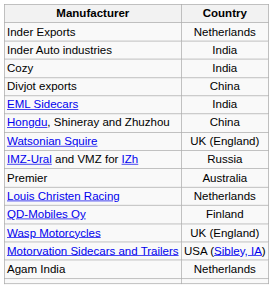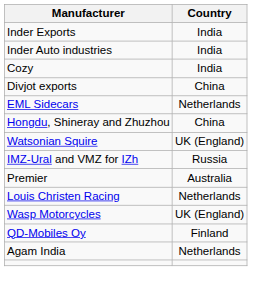(225, 31) Netherlands -> (210, 31) India
(225, 104) India -> (210, 104) Netherlands
rows swapped: (54, 232) <-> (46, 214)
- row: (93, 251)
